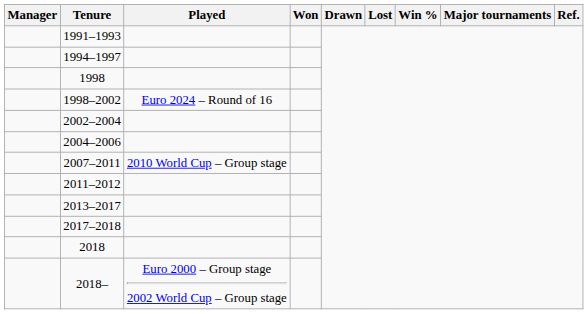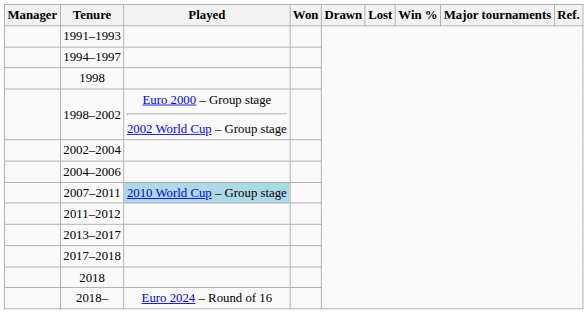(207, 100) Euro 2024 – Round of 16 -> (207, 114) Euro 2000 – Group stage 2002 World Cup – Group stage
(207, 163) no background -> (207, 193) lightblue background
(207, 283) Euro 2000 – Group stage 2002 World Cup – Group stage -> (207, 298) Euro 2024 – Round of 16
